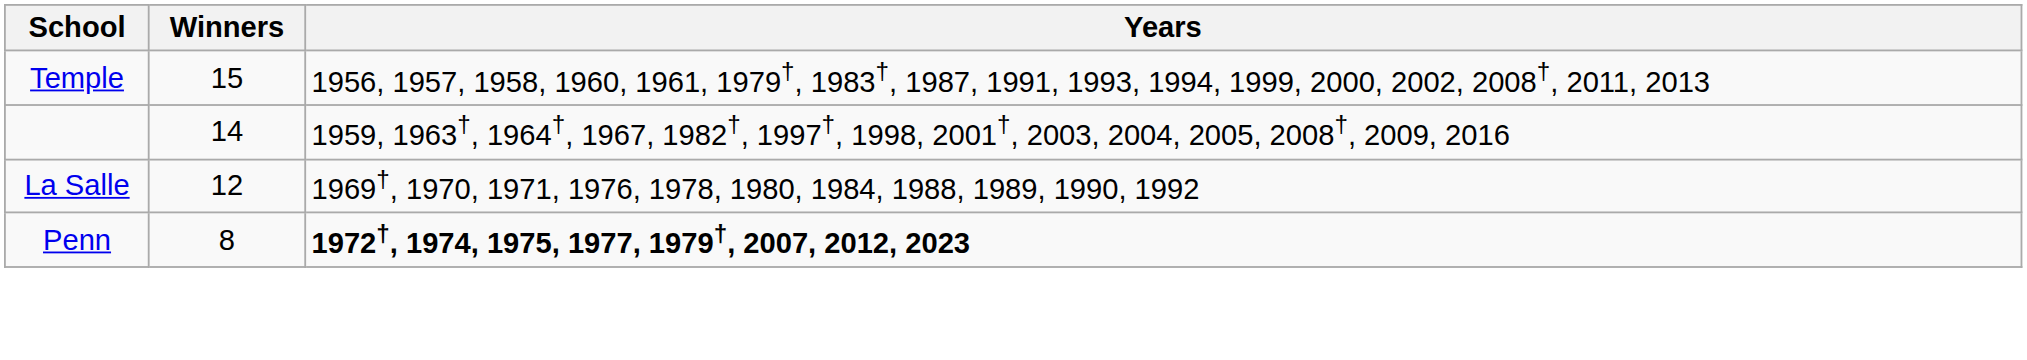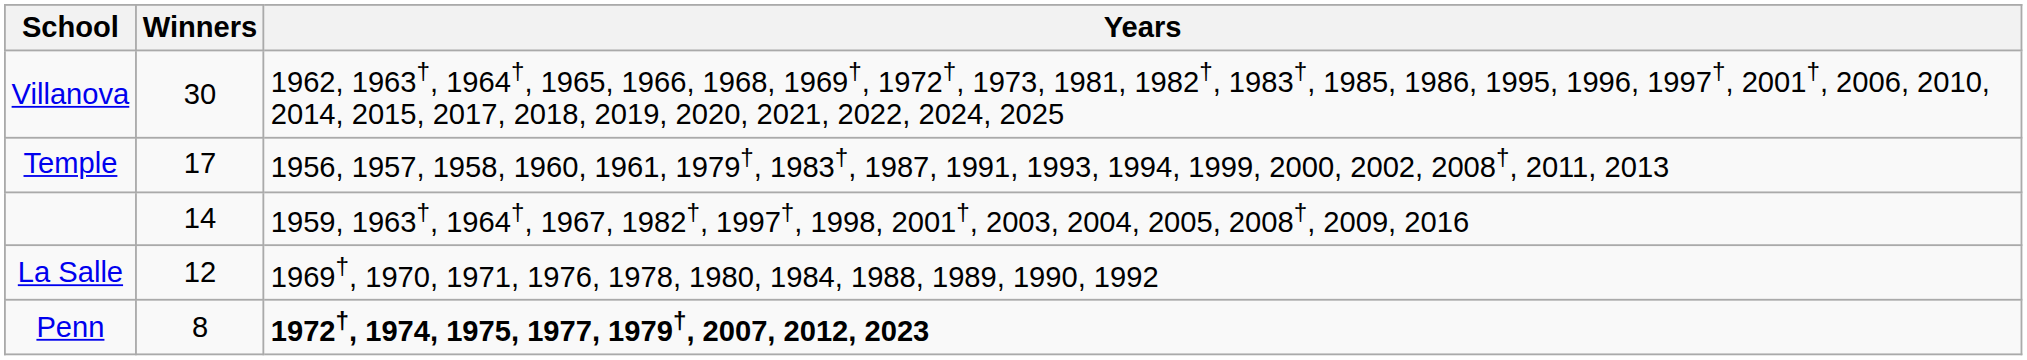+ row: (70, 94)
(227, 77) 15 -> (200, 164) 17
